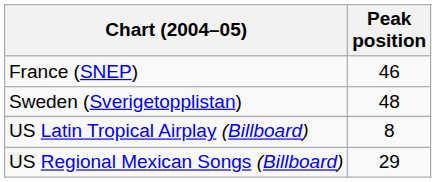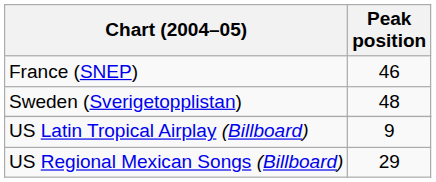(389, 131) 8 -> (389, 131) 9
